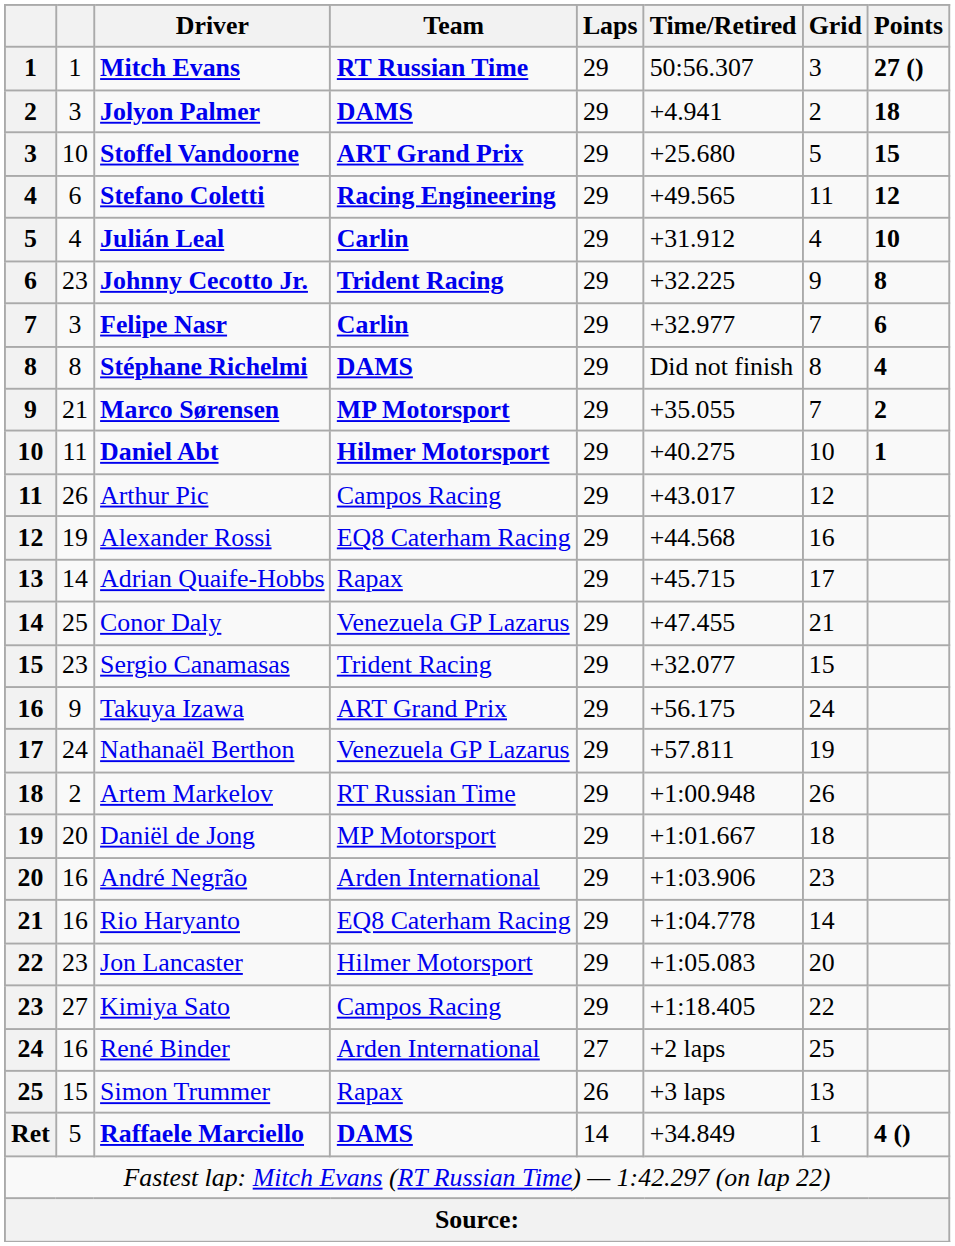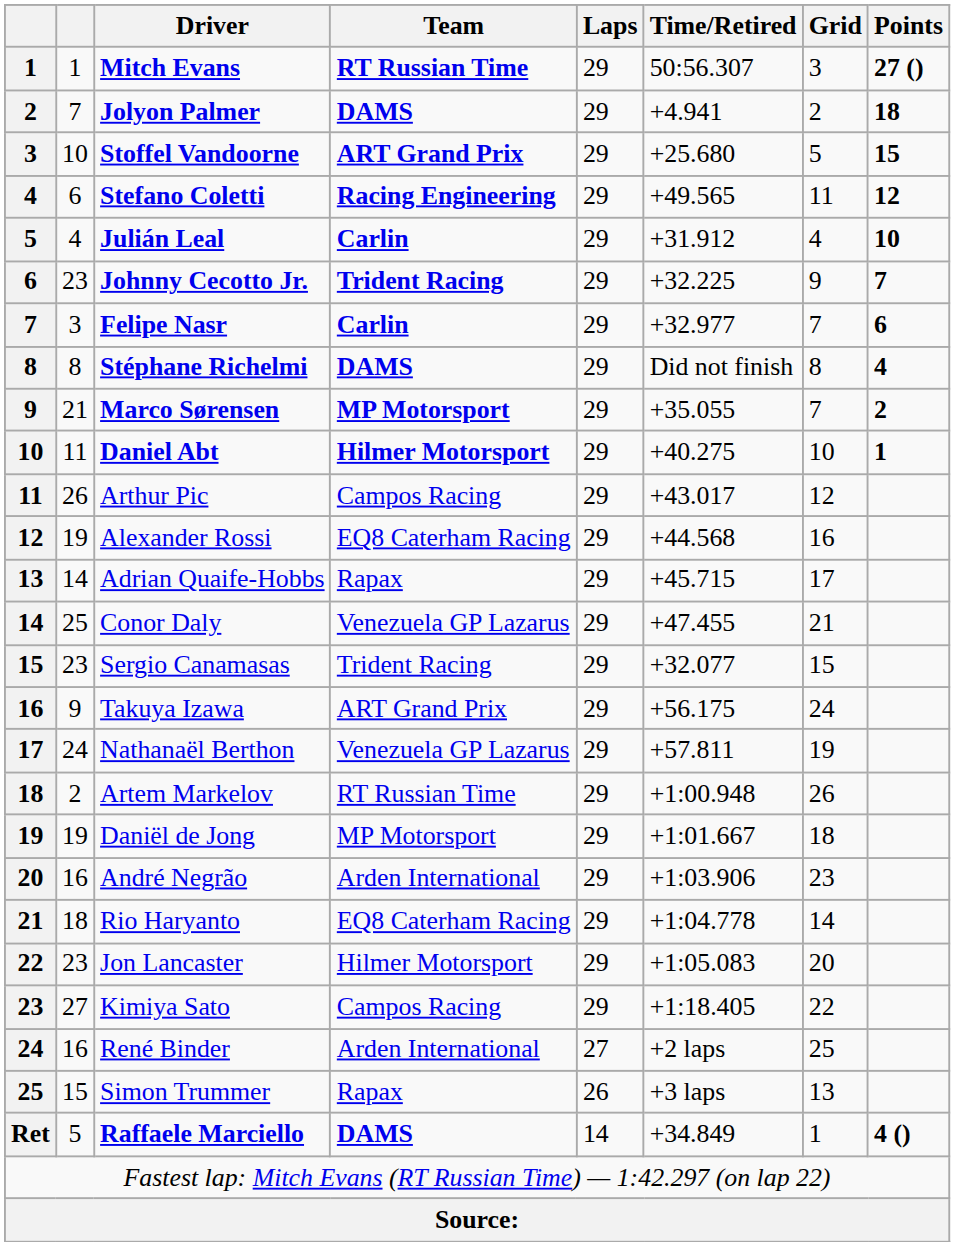(75, 110) 3 -> (75, 110) 7
(881, 281) 8 -> (881, 281) 7
(75, 835) 20 -> (75, 835) 19
(75, 920) 16 -> (75, 920) 18
